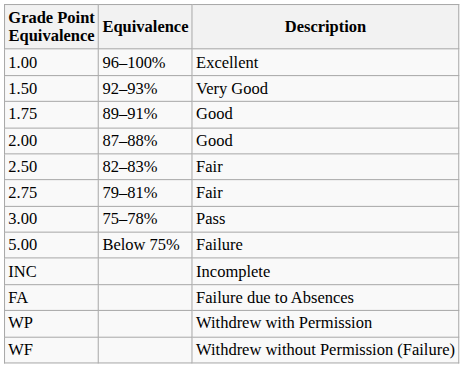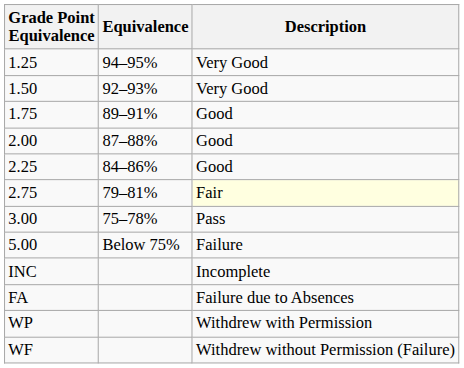- row: (23, 62)
+ row: (23, 62)
+ row: (23, 166)
- row: (23, 166)
(209, 192) no background -> (209, 192) lightyellow background
